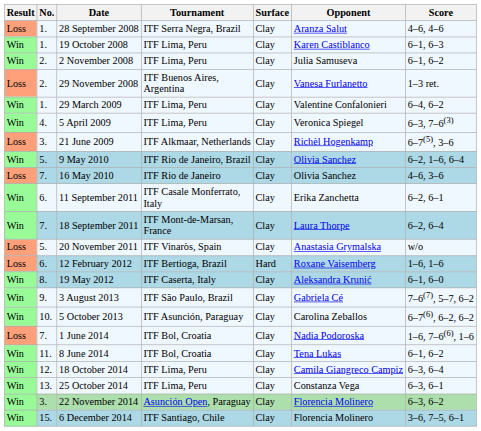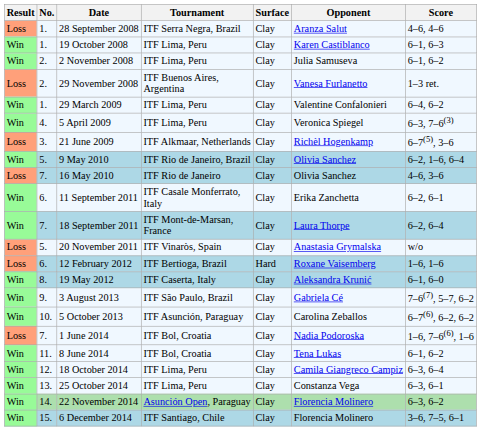(43, 402) 3. -> (46, 402) 14.
